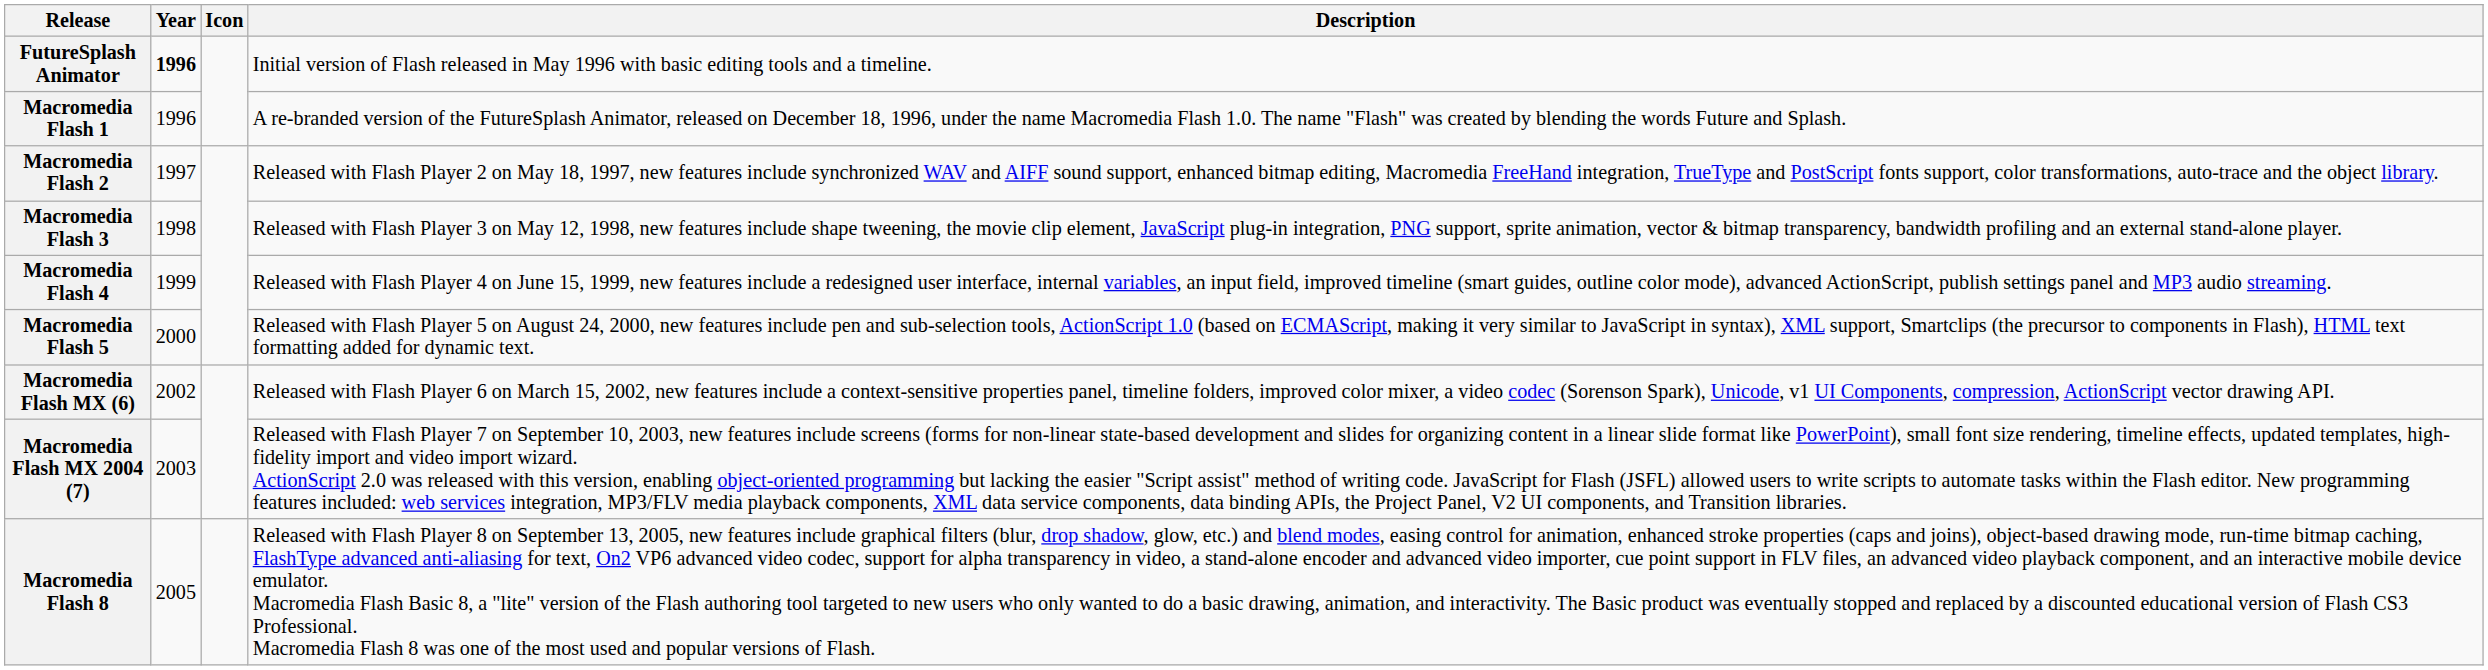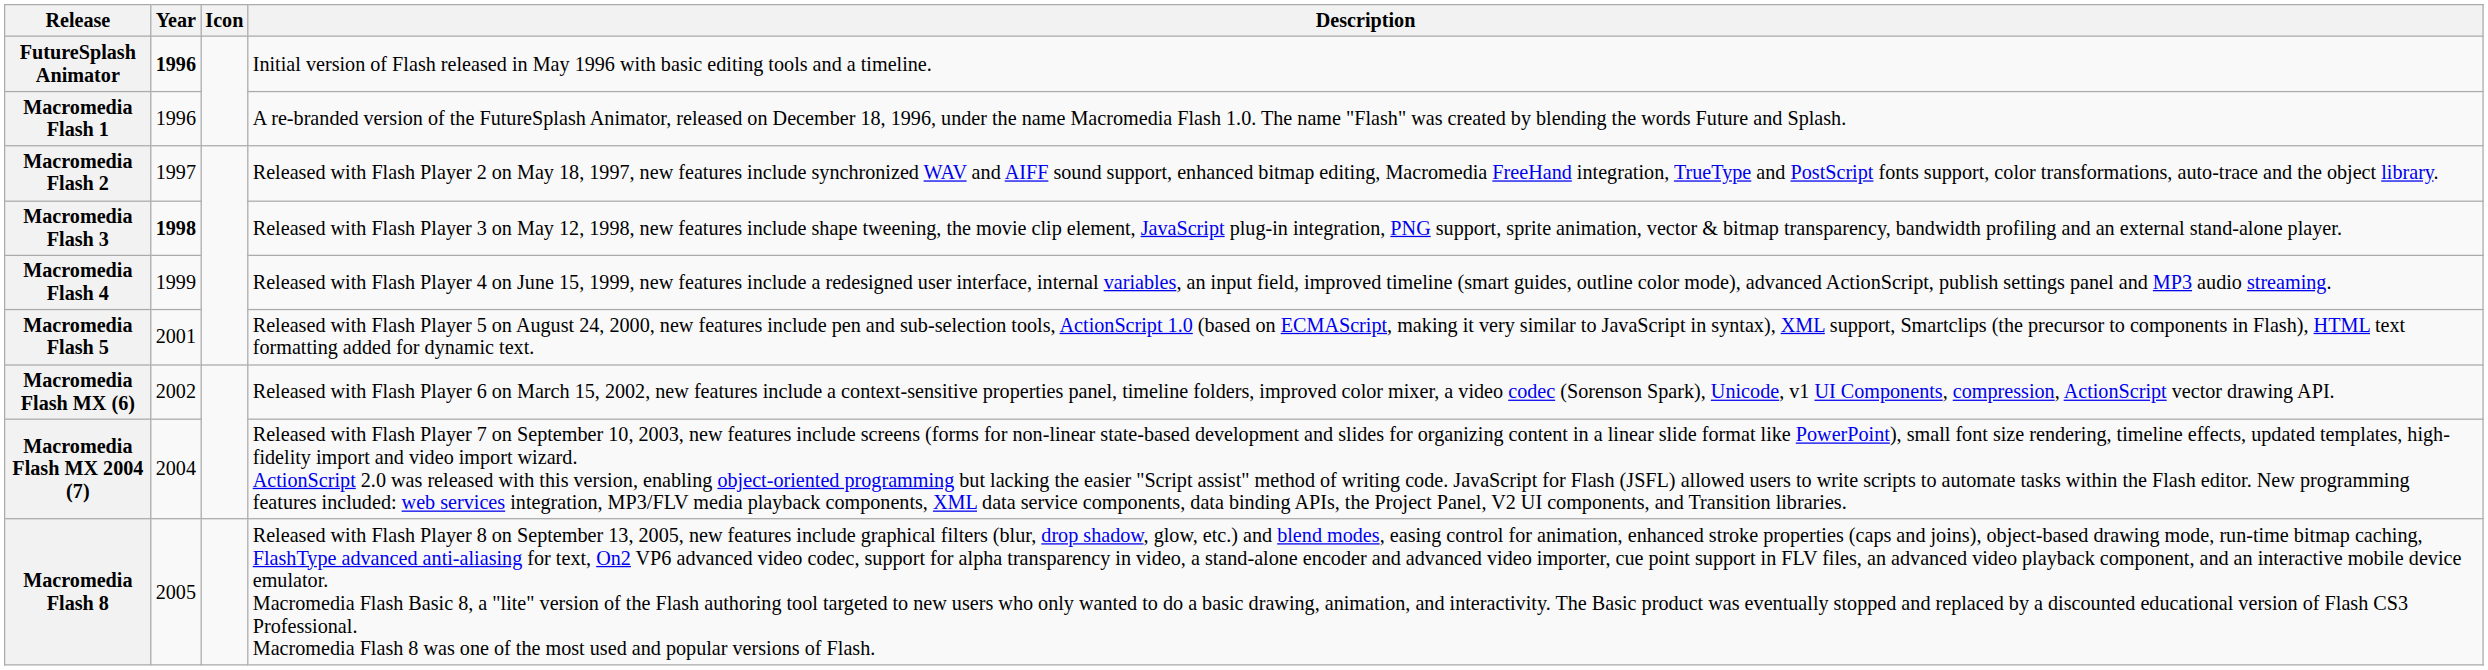(176, 227) normal -> (176, 227) bold
(176, 337) 2000 -> (176, 337) 2001
(176, 469) 2003 -> (176, 469) 2004
